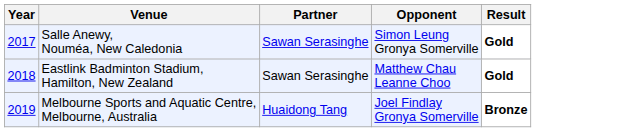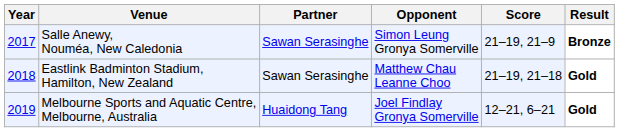+ column: (523, 15)
(499, 42) Gold -> (589, 42) Bronze
(506, 110) Bronze -> (582, 110) Gold
